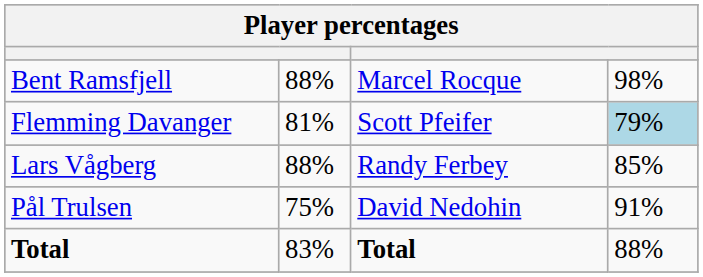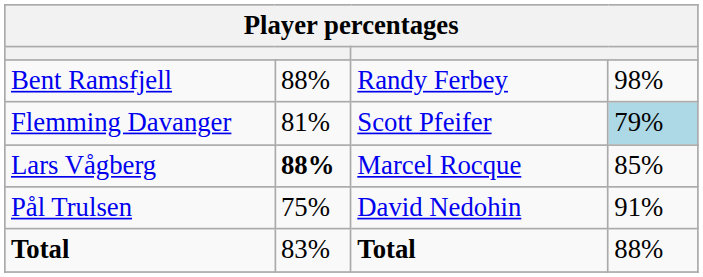(439, 80) Marcel Rocque -> (433, 80) Randy Ferbey
(310, 165) normal -> (308, 165) bold
(433, 165) Randy Ferbey -> (439, 165) Marcel Rocque
